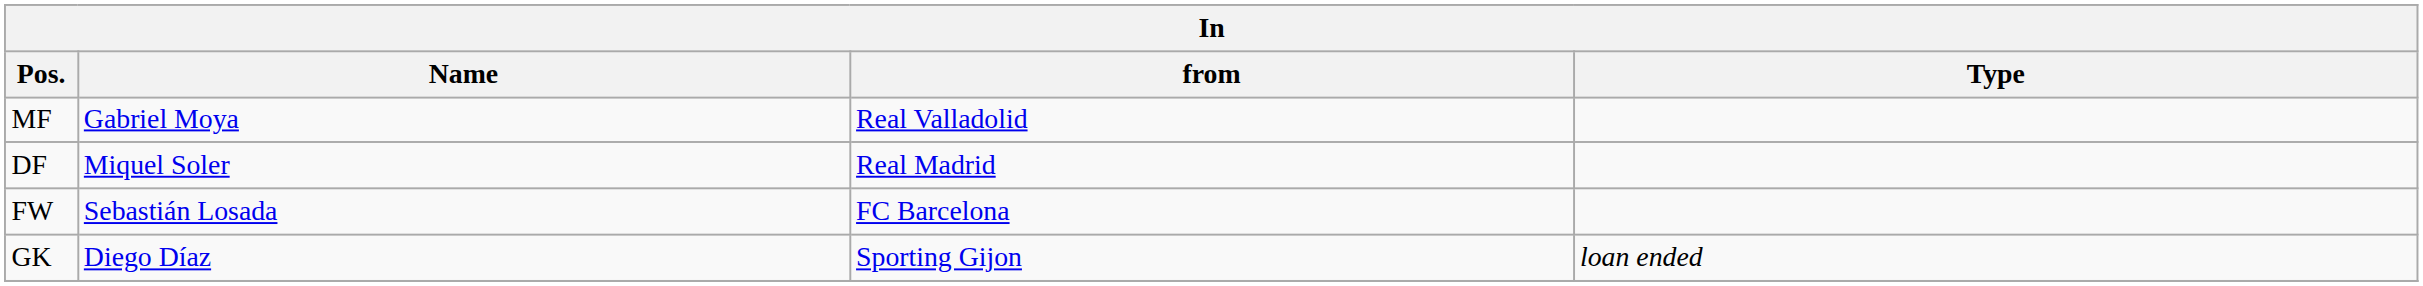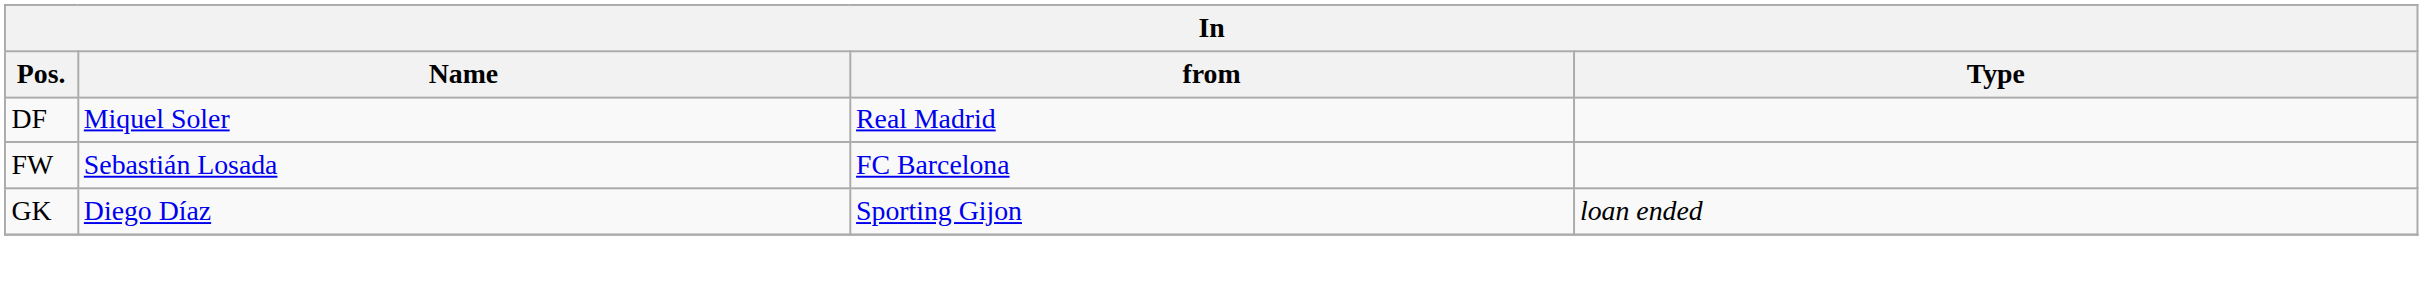- row: (32, 119)
